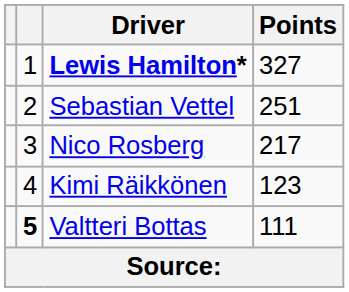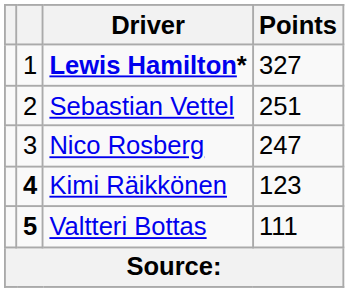(280, 146) 217 -> (280, 146) 247
(30, 186) normal -> (30, 186) bold
